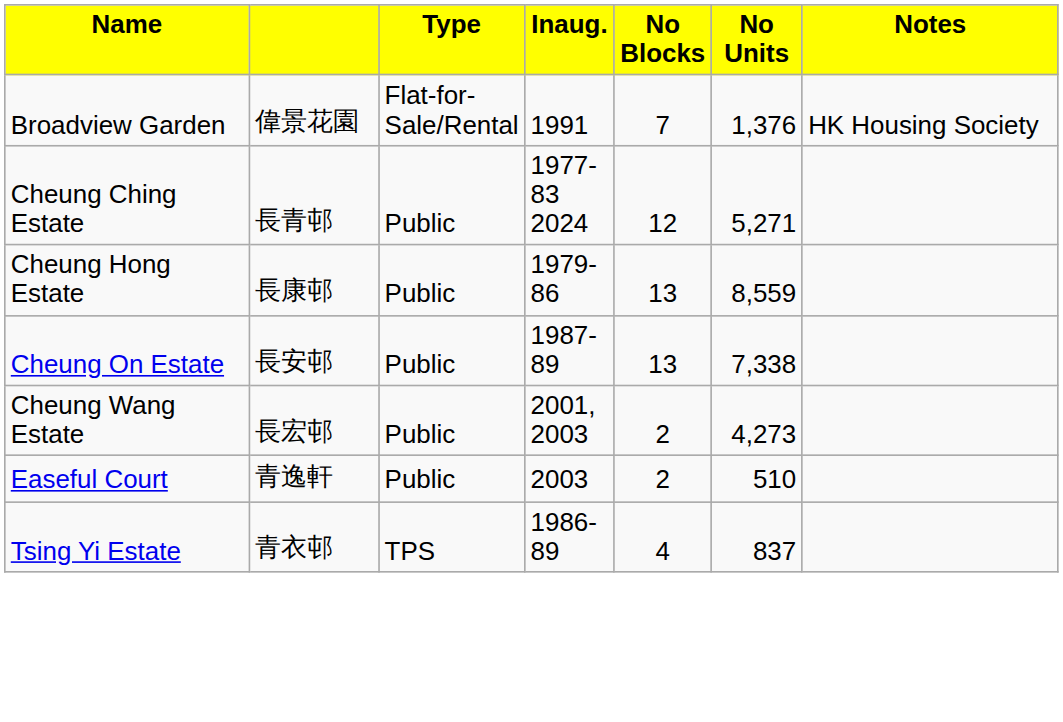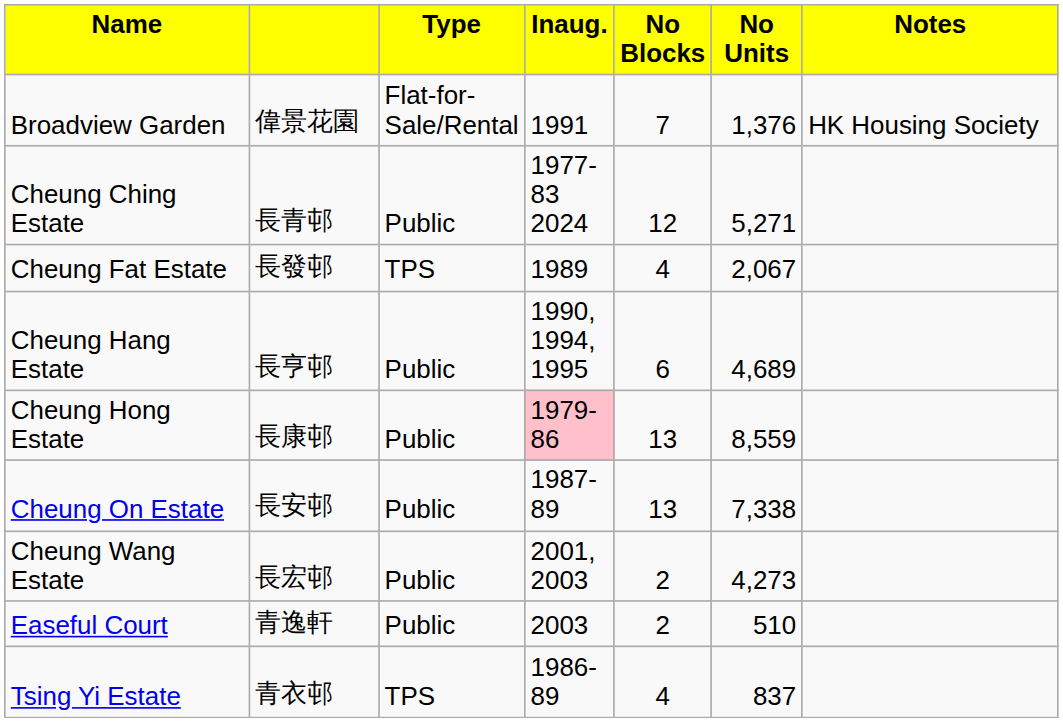+ row: (119, 269)
+ row: (91, 354)
(564, 279) no background -> (564, 424) pink background
